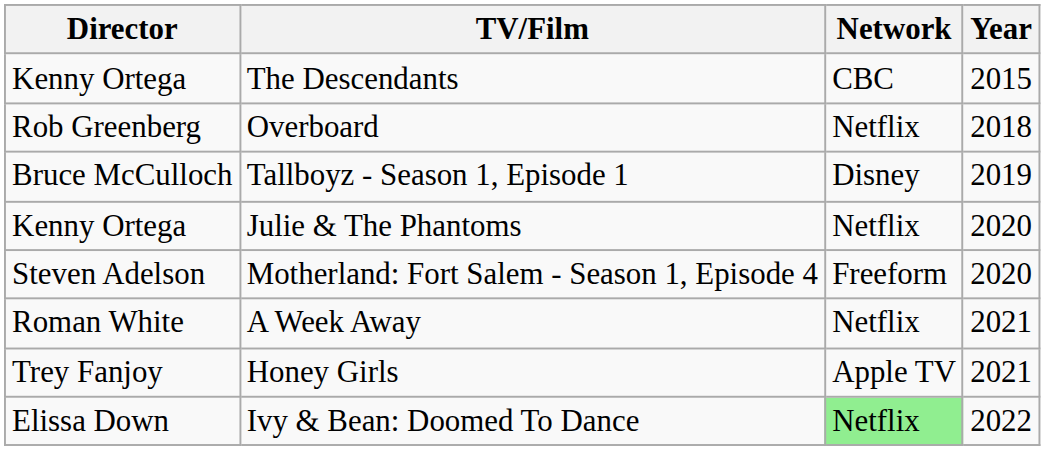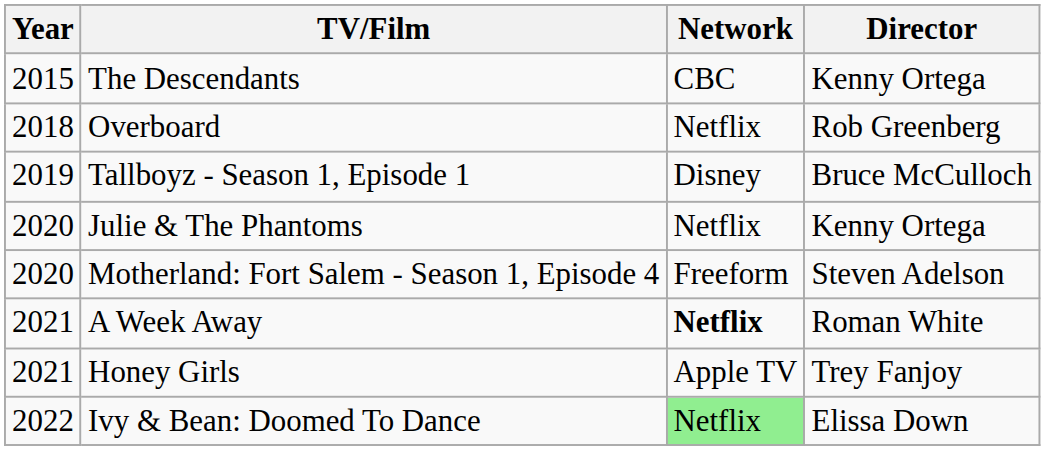columns swapped: (1001, 28) <-> (122, 28)
(876, 322) normal -> (718, 322) bold
